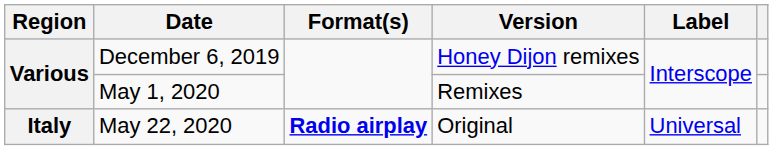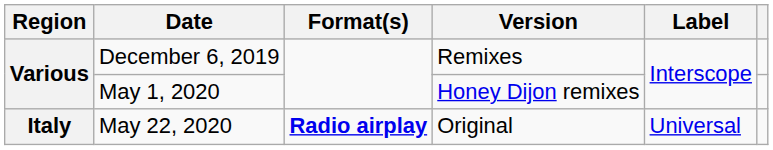(538, 56) Honey Dijon remixes -> (480, 56) Remixes
(480, 91) Remixes -> (538, 91) Honey Dijon remixes
